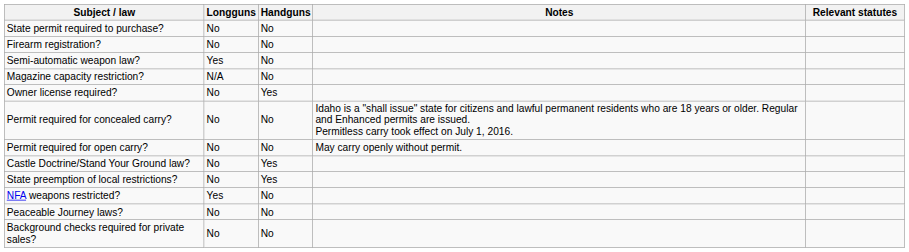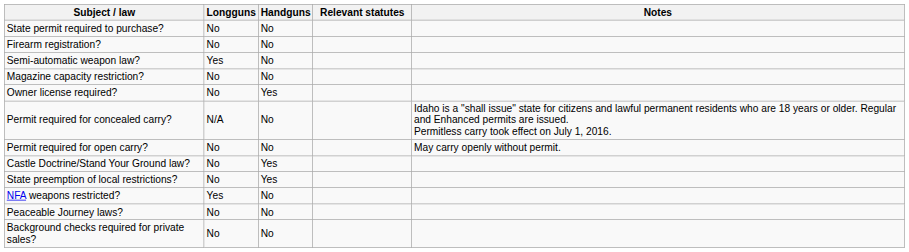columns swapped: (855, 12) <-> (559, 12)
(215, 76) N/A -> (213, 76) No
(213, 120) No -> (215, 120) N/A
